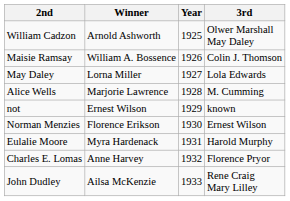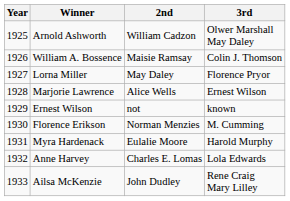columns swapped: (191, 12) <-> (44, 12)
(236, 74) Lola Edwards -> (238, 74) Florence Pryor
(235, 91) M. Cumming -> (237, 91) Ernest Wilson
(237, 125) Ernest Wilson -> (235, 125) M. Cumming
(238, 158) Florence Pryor -> (236, 158) Lola Edwards
